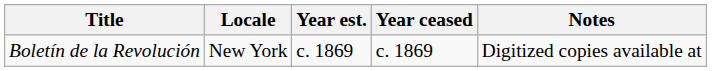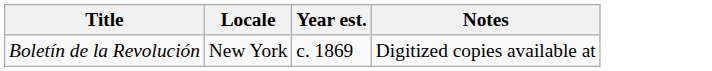- column: (424, 19)
